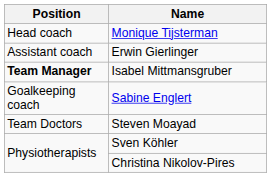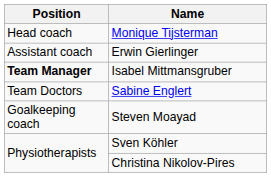(41, 98) Goalkeeping coach -> (45, 91) Team Doctors
(45, 124) Team Doctors -> (41, 117) Goalkeeping coach
